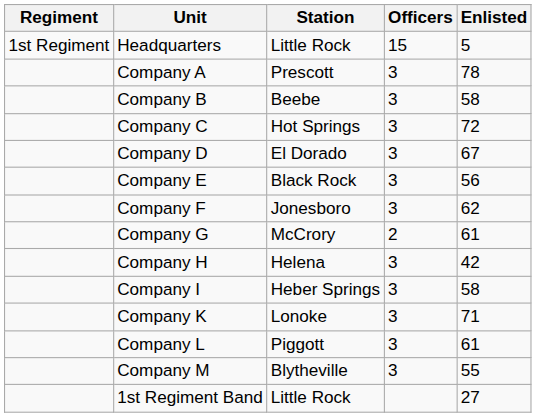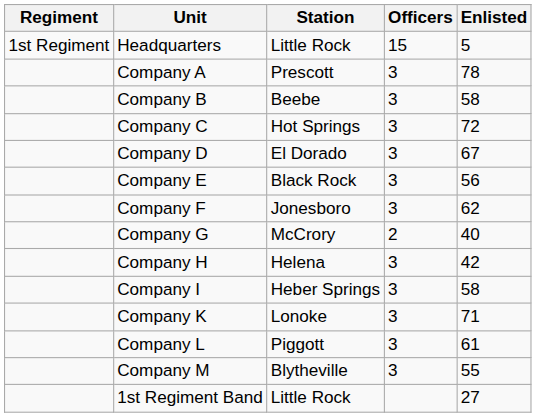(470, 235) 61 -> (470, 235) 40
